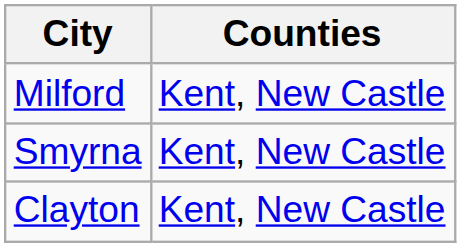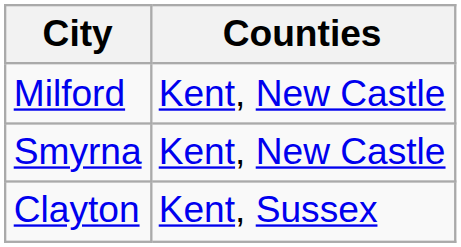(302, 210) Kent, New Castle -> (268, 210) Kent, Sussex
